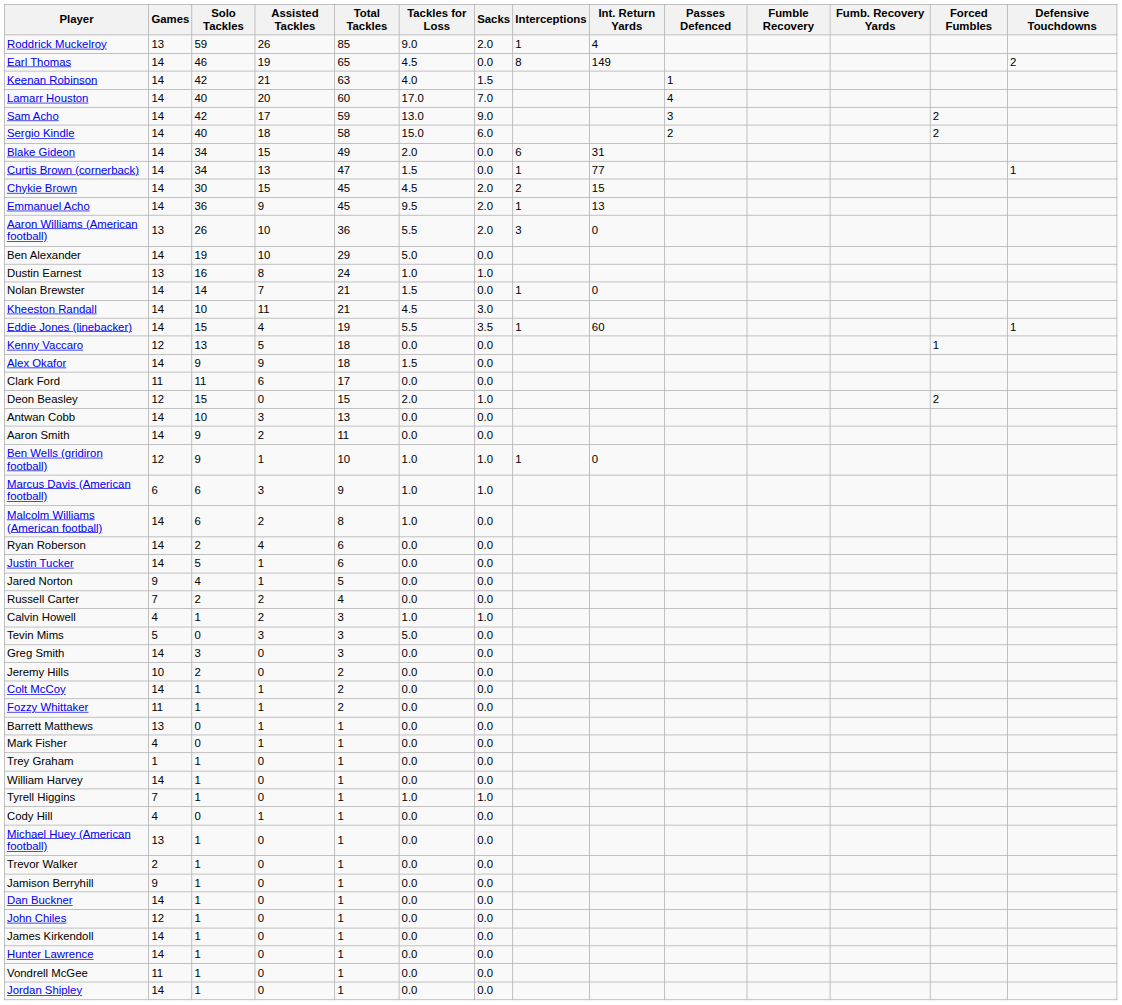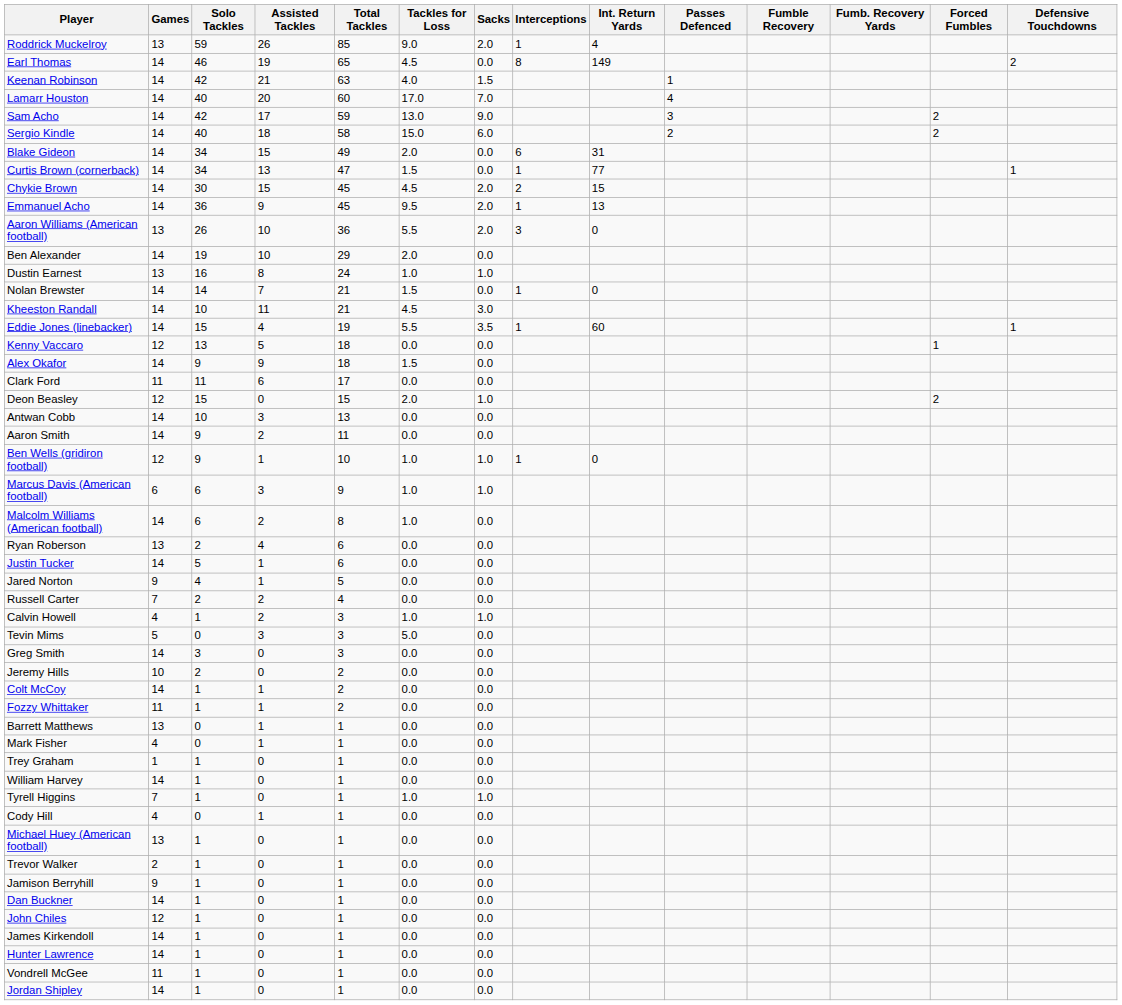(409, 255) 5.0 -> (409, 255) 2.0
(158, 545) 14 -> (158, 545) 13
